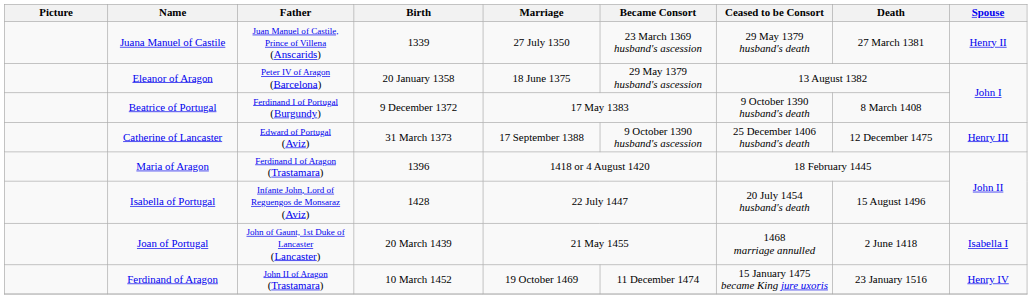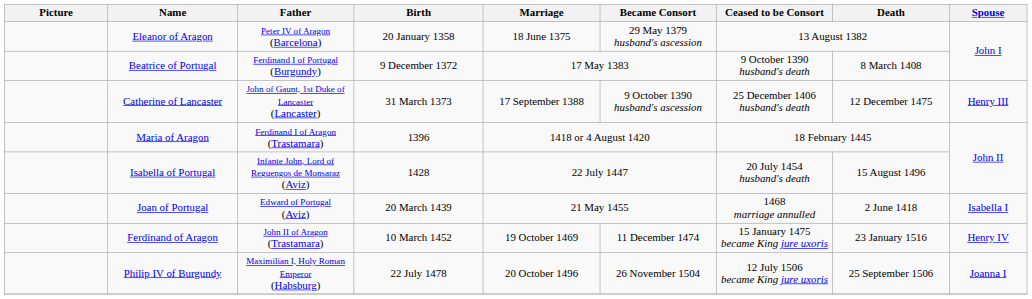- row: (173, 42)
(296, 137) Edward of Portugal (Aviz) -> (296, 102) John of Gaunt, 1st Duke of Lancaster (Lancaster)
(296, 244) John of Gaunt, 1st Duke of Lancaster (Lancaster) -> (296, 209) Edward of Portugal (Aviz)
+ row: (173, 273)
